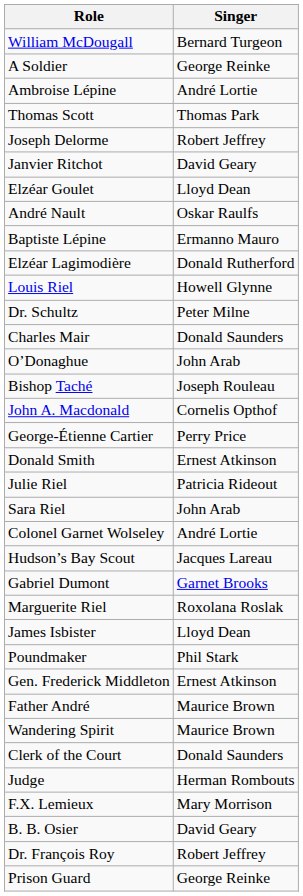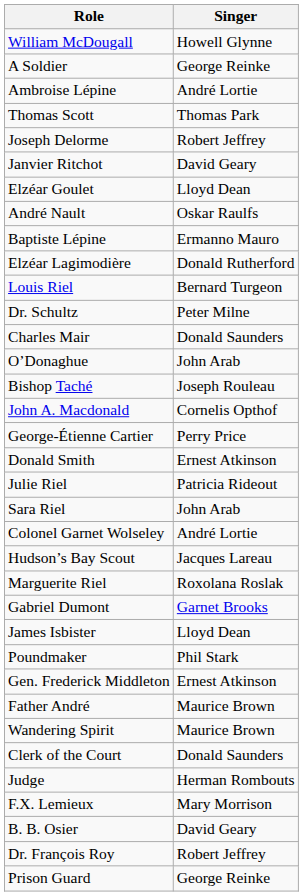(230, 41) Bernard Turgeon -> (224, 41) Howell Glynne
(224, 287) Howell Glynne -> (230, 287) Bernard Turgeon
rows swapped: (57, 607) <-> (59, 582)
